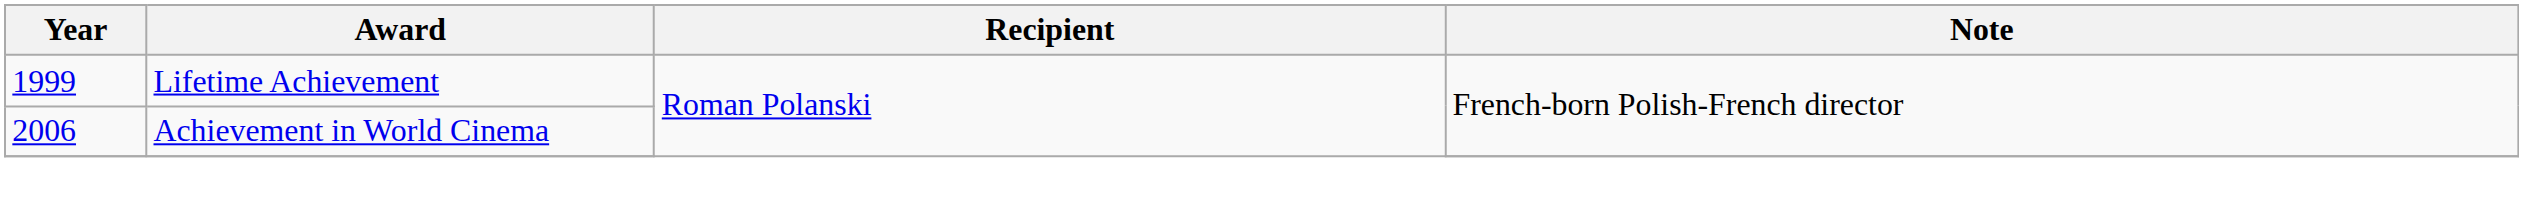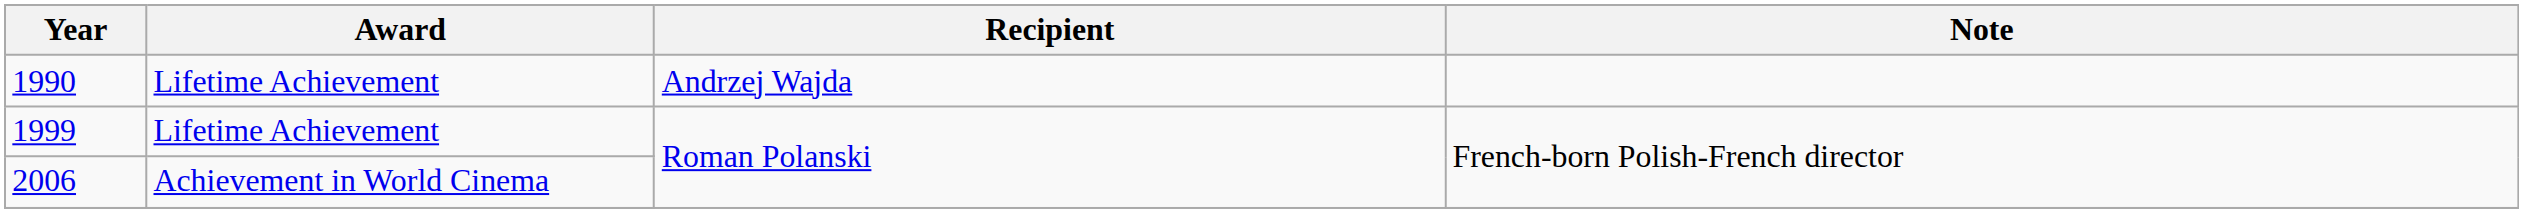+ row: (44, 80)
